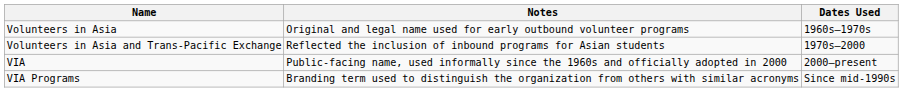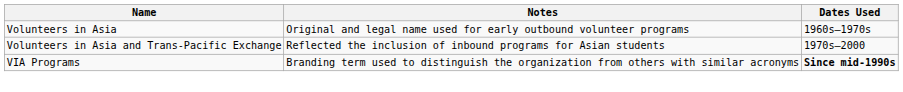- row: (16, 62)
(850, 79) normal -> (850, 62) bold
